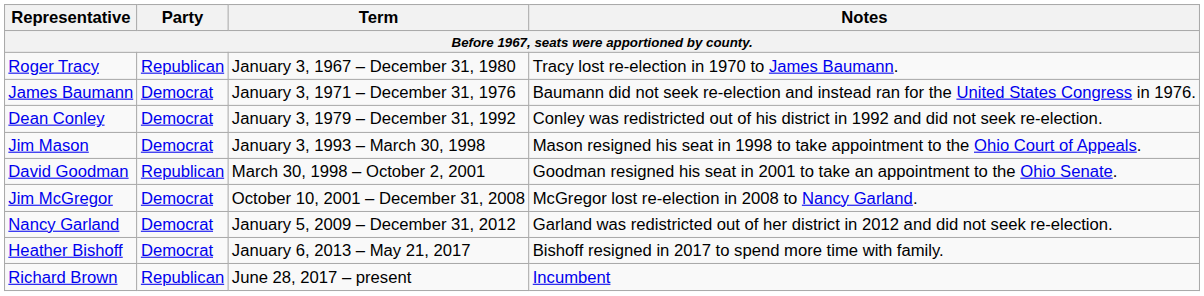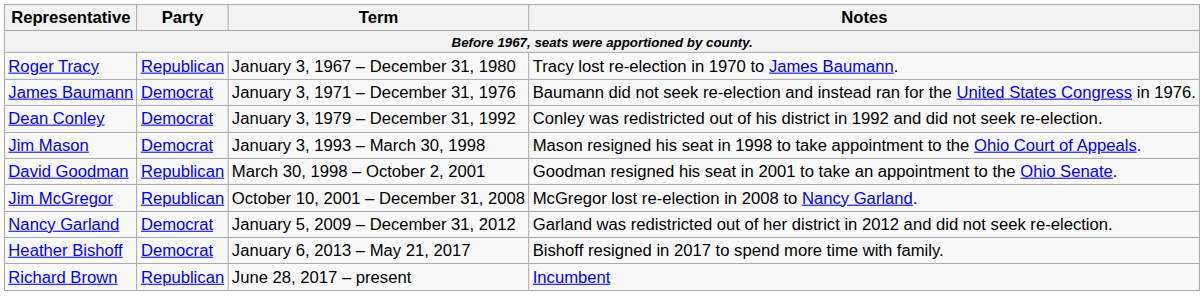(177, 197) Democrat -> (183, 197) Republican
